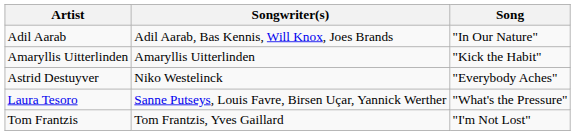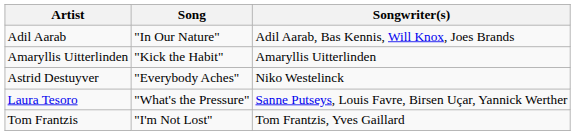columns swapped: (510, 15) <-> (290, 15)
